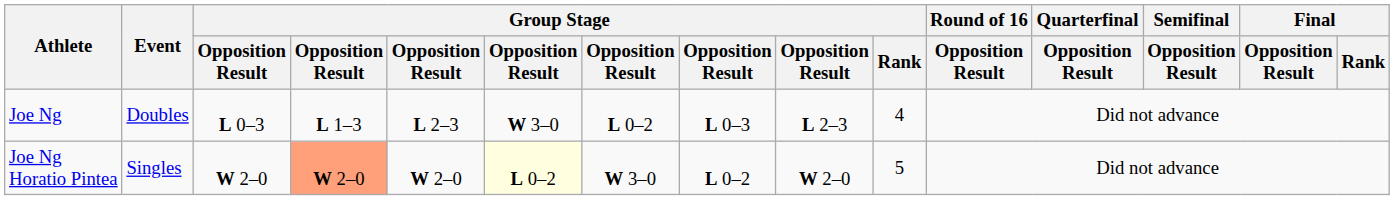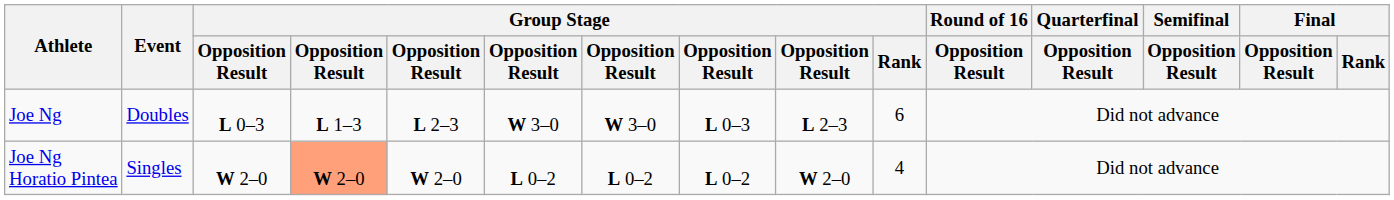(630, 126) L 0–2 -> (630, 126) W 3–0
(899, 115) 4 -> (899, 115) 6
(533, 179) lightyellow background -> (533, 179) no background
(630, 179) W 3–0 -> (630, 179) L 0–2
(899, 168) 5 -> (899, 168) 4
